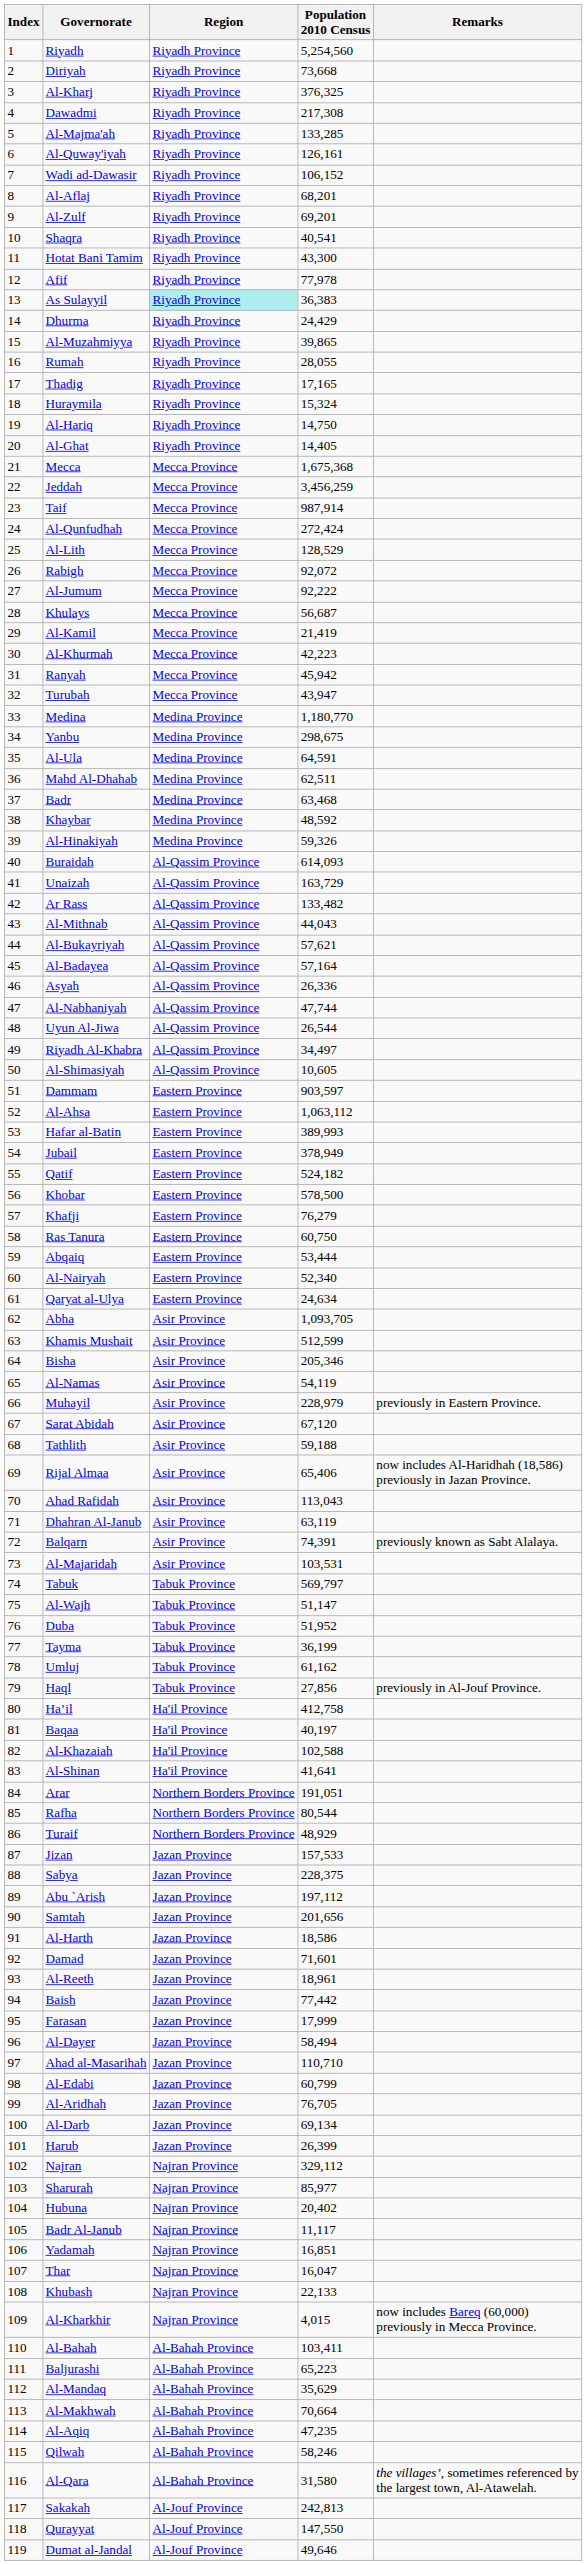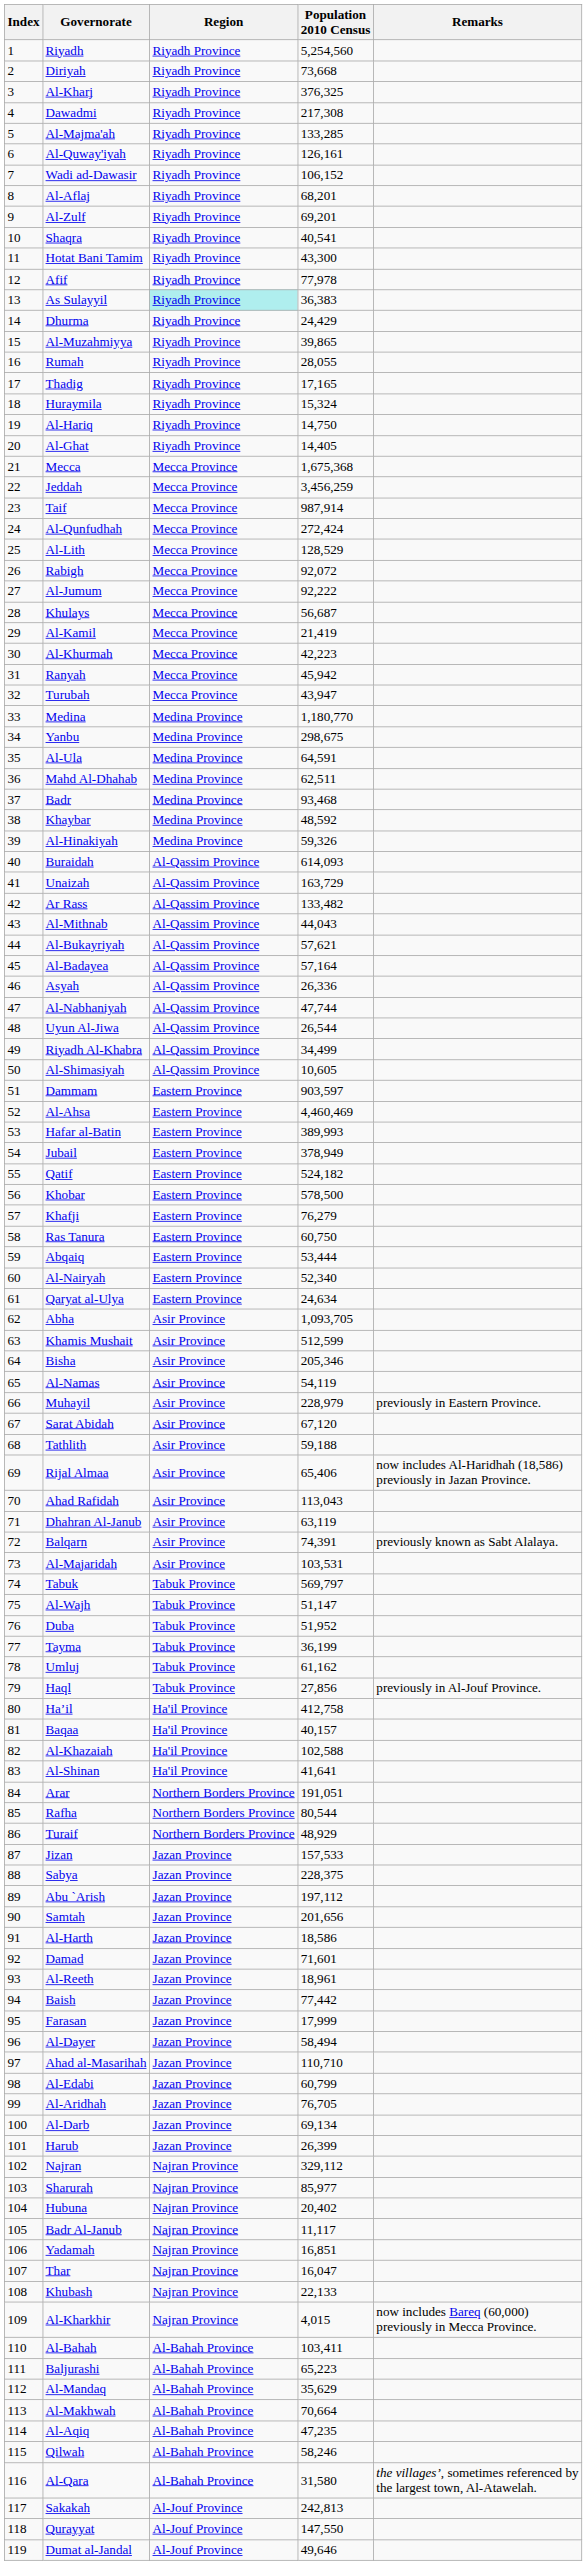(319, 799) 63,468 -> (319, 799) 93,468
(319, 1049) 34,497 -> (319, 1049) 34,499
(327, 1111) 1,063,112 -> (327, 1111) 4,460,469
(319, 1729) 40,197 -> (319, 1729) 40,157
